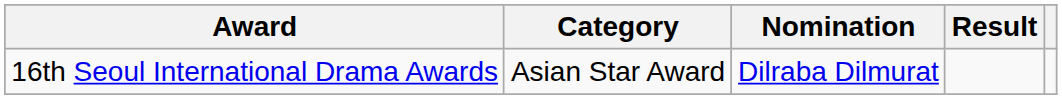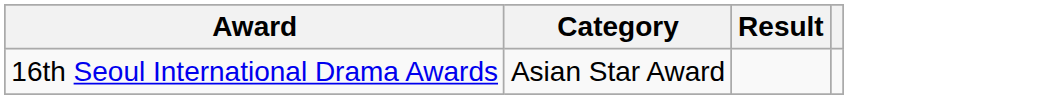- column: (838, 26)
